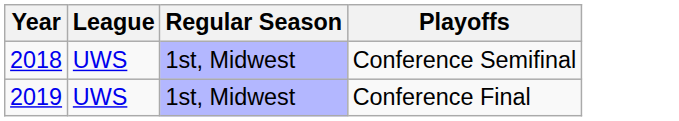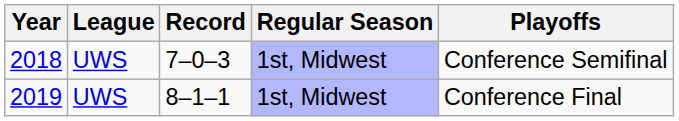+ column: (206, 23)
